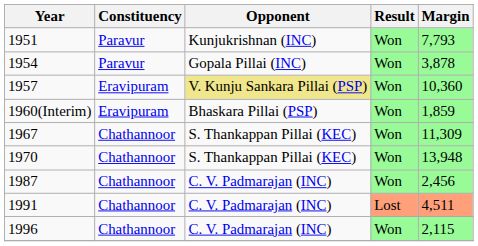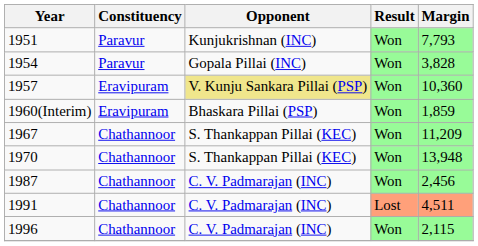(438, 63) 3,878 -> (438, 63) 3,828
(442, 134) 11,309 -> (442, 134) 11,209
